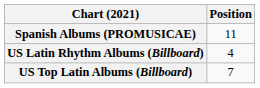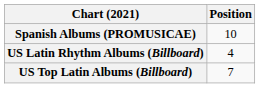(231, 33) 11 -> (231, 33) 10
